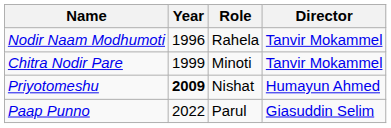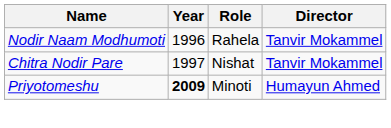(188, 63) 1999 -> (188, 63) 1997
(232, 63) Minoti -> (233, 63) Nishat
(233, 87) Nishat -> (232, 87) Minoti
- row: (49, 110)
